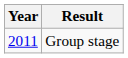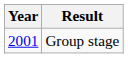(23, 40) 2011 -> (23, 40) 2001
